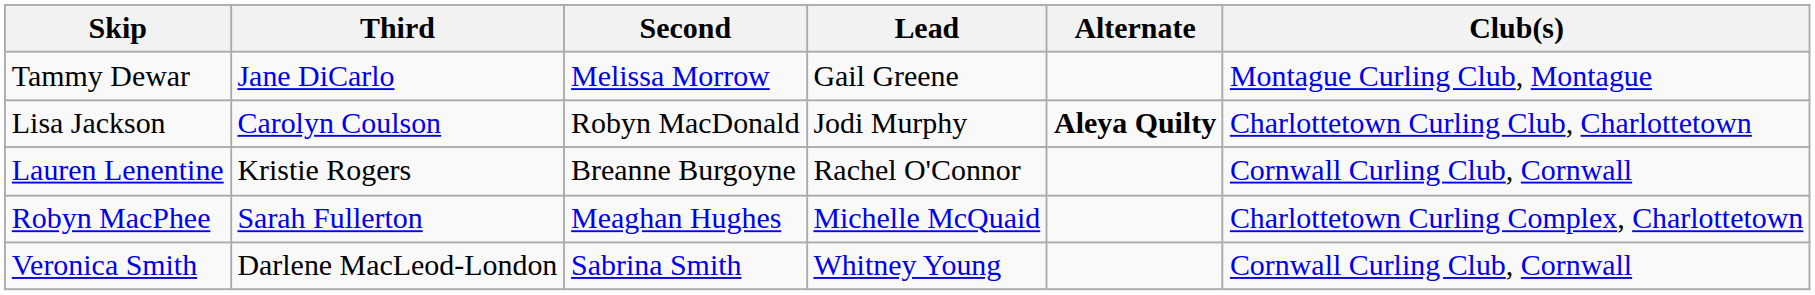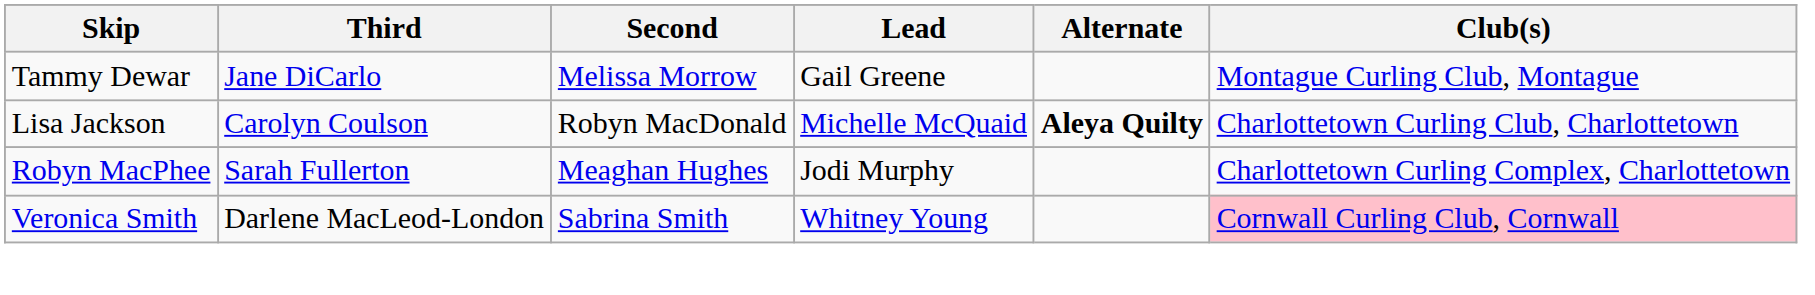(890, 123) Jodi Murphy -> (914, 123) Michelle McQuaid
- row: (118, 170)
(927, 218) Michelle McQuaid -> (877, 170) Jodi Murphy
(1431, 265) no background -> (1418, 218) pink background
